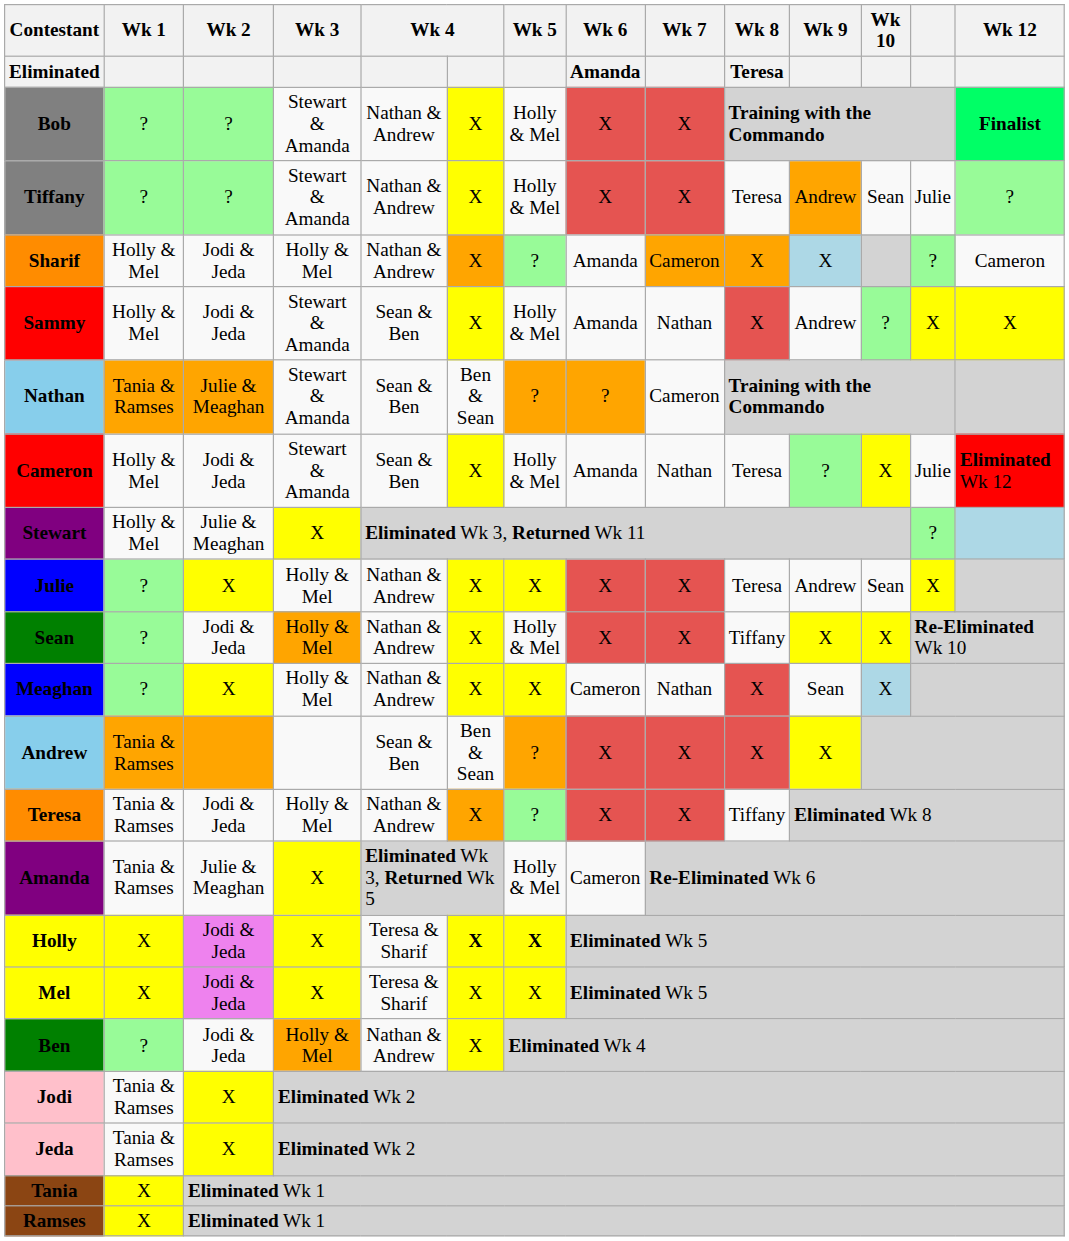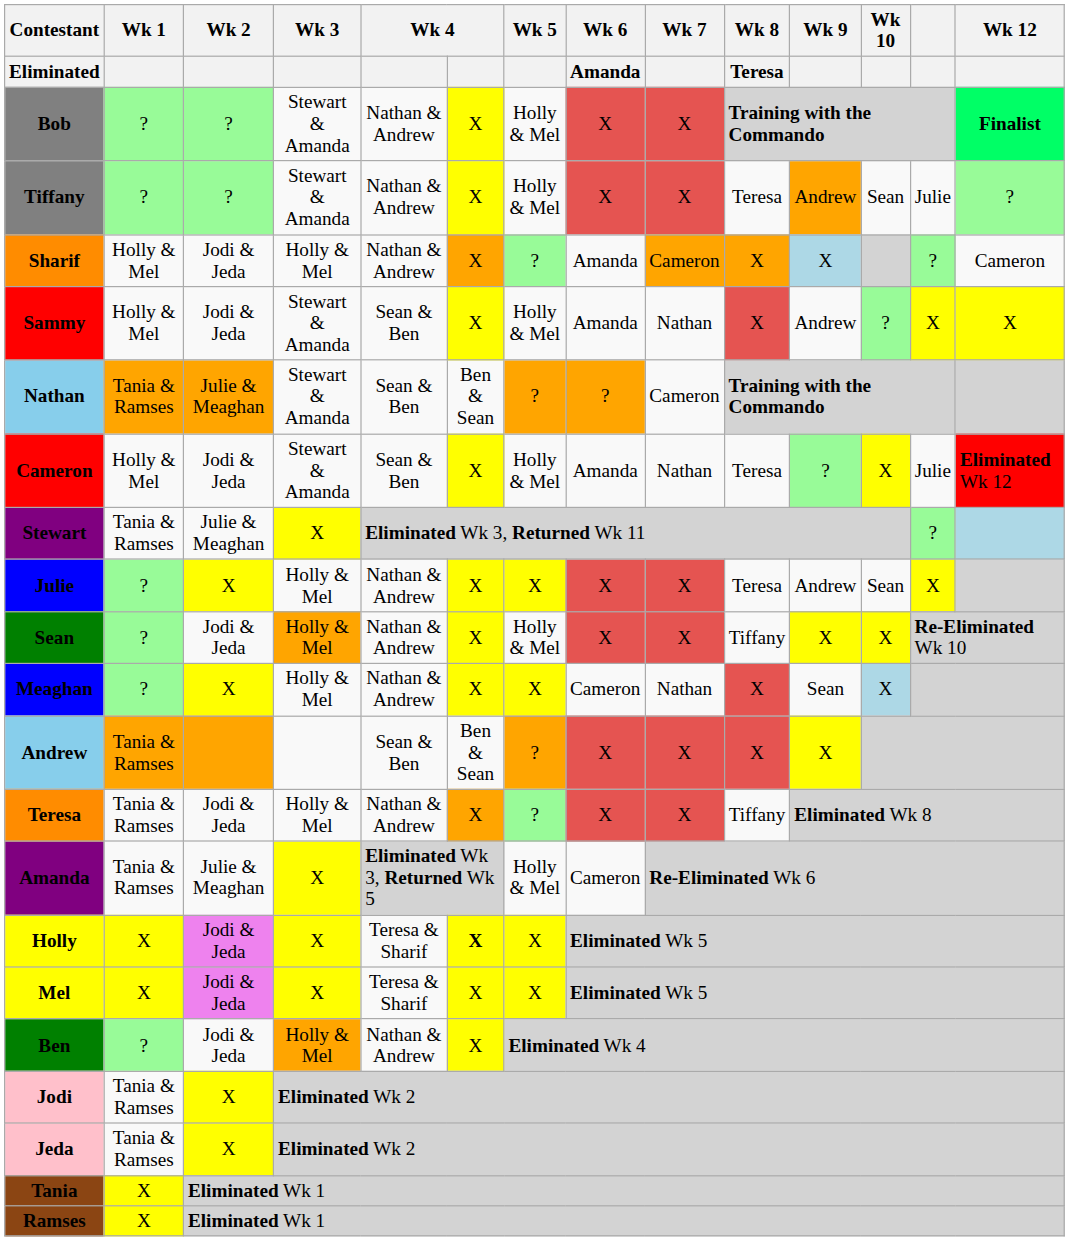(144, 533) Holly & Mel -> (144, 533) Tania & Ramses
(535, 940) bold -> (535, 940) normal
